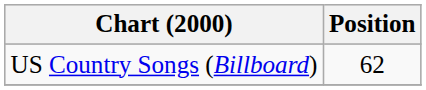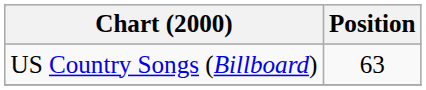(372, 64) 62 -> (372, 64) 63
